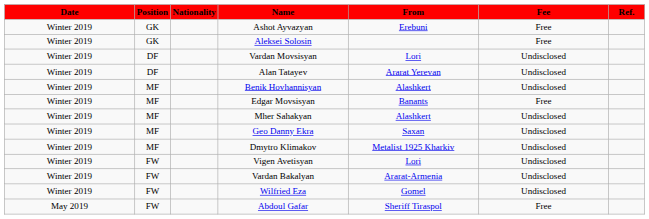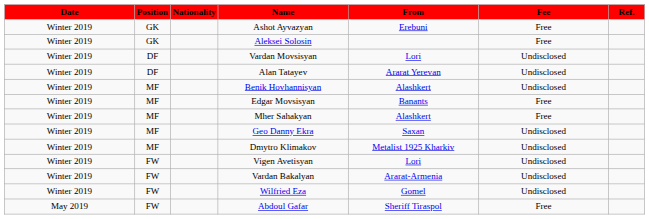(544, 117) Undisclosed -> (544, 117) Free
